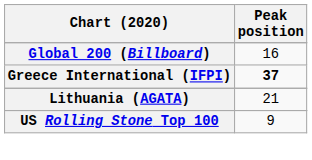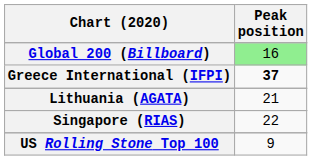(271, 54) no background -> (271, 54) lightgreen background
+ row: (119, 121)
